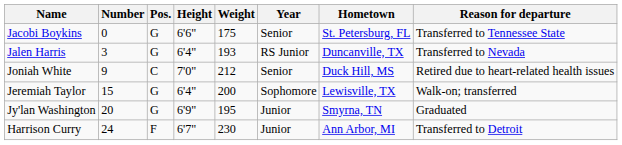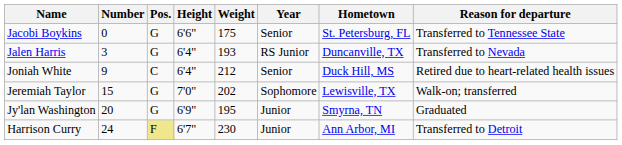(187, 71) 7'0" -> (187, 71) 6'4"
(187, 91) 6'4" -> (187, 91) 7'0"
(227, 91) 200 -> (227, 91) 202
(153, 129) no background -> (153, 129) khaki background
